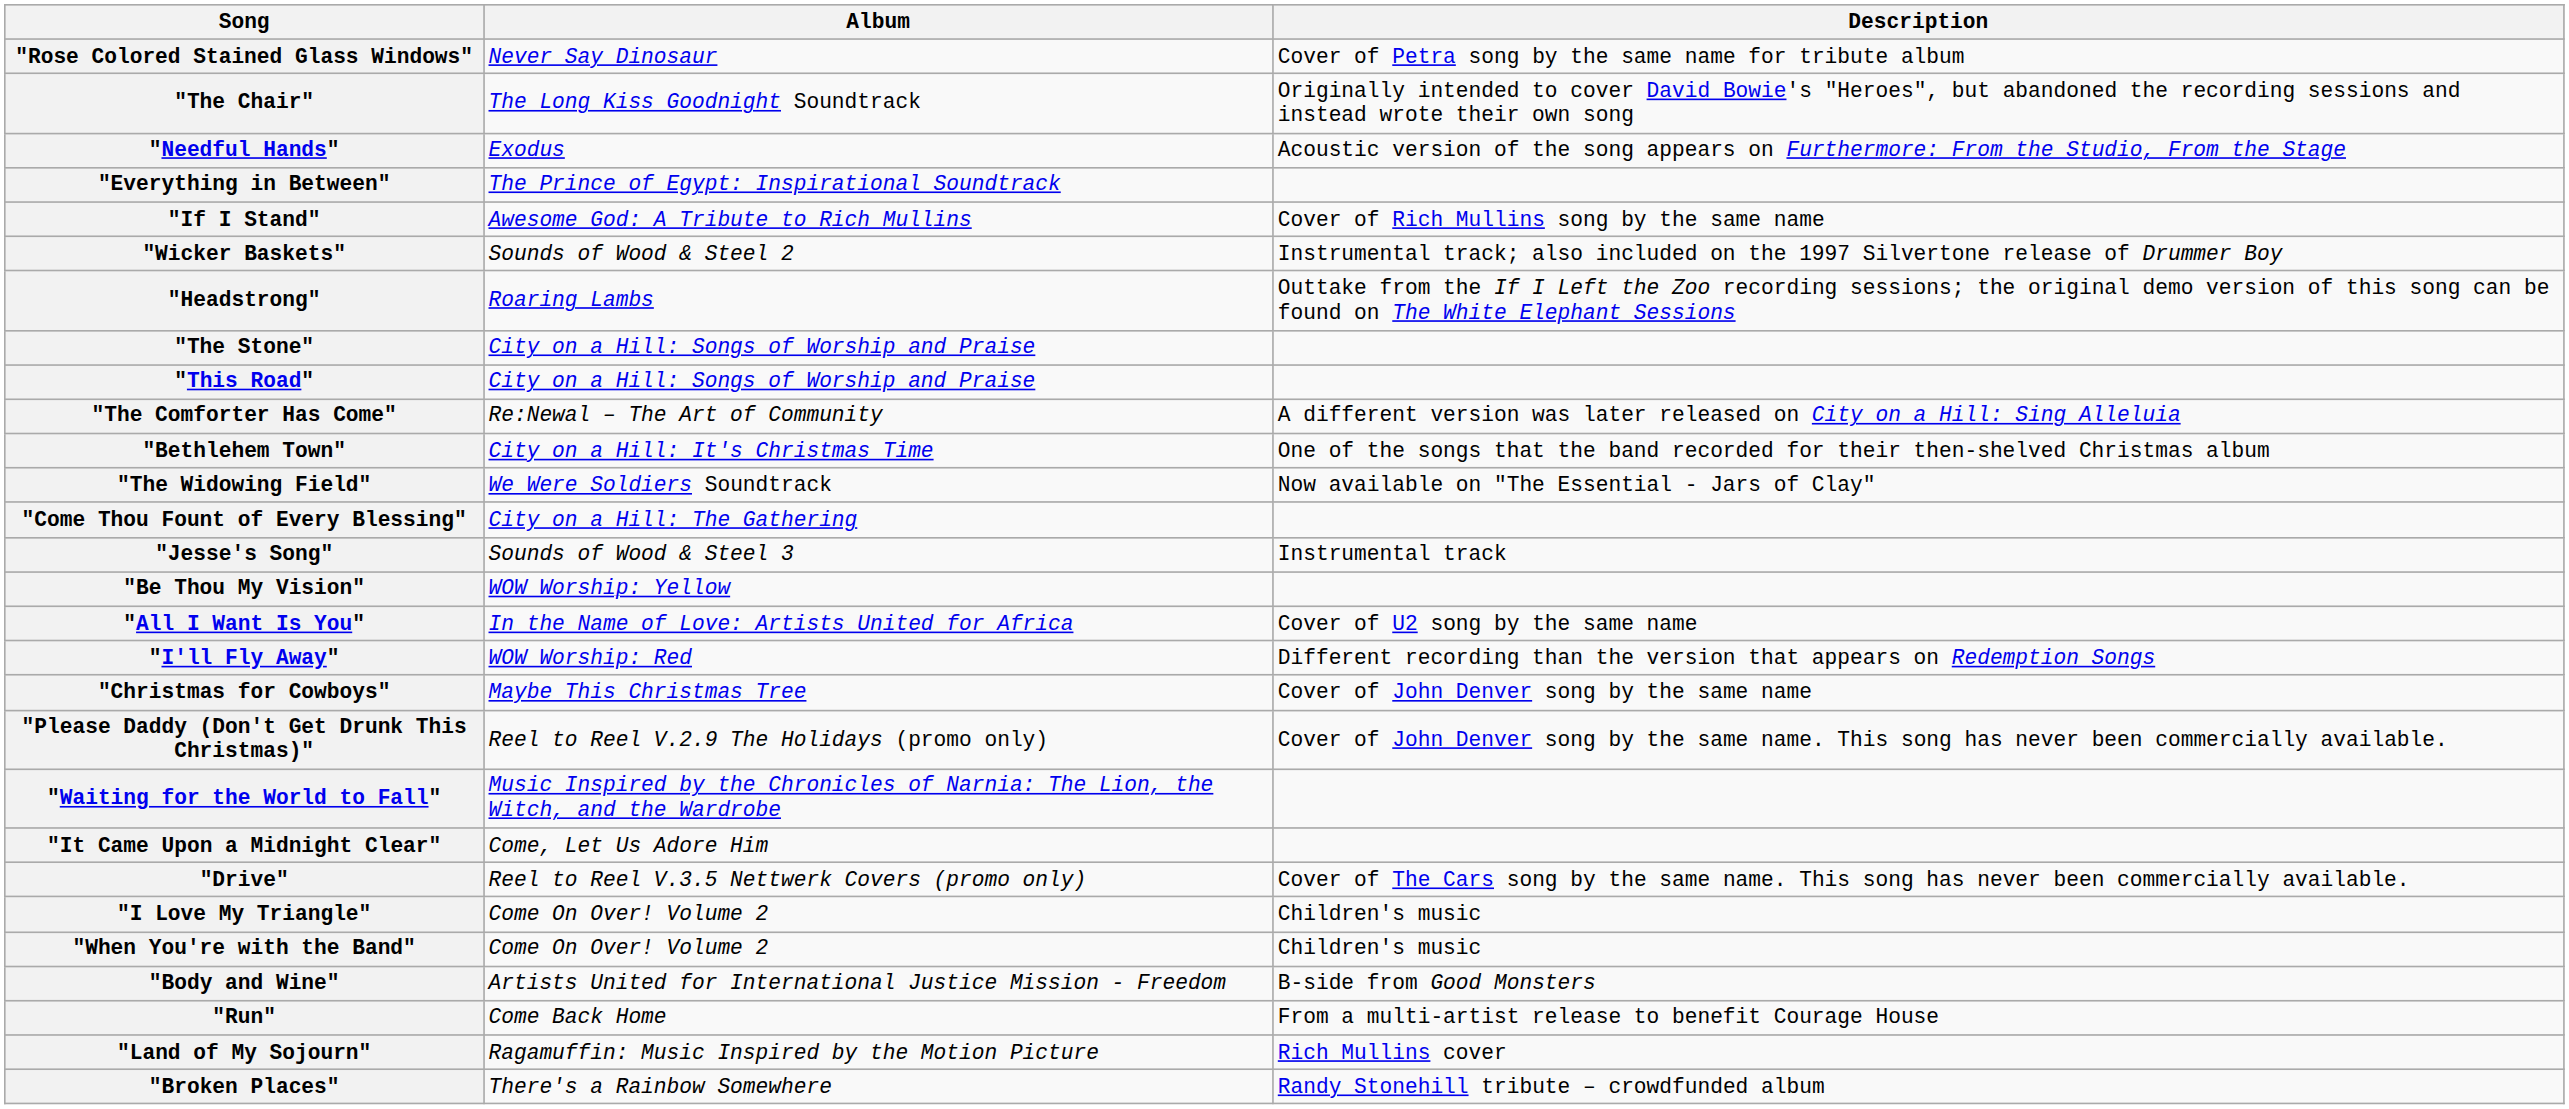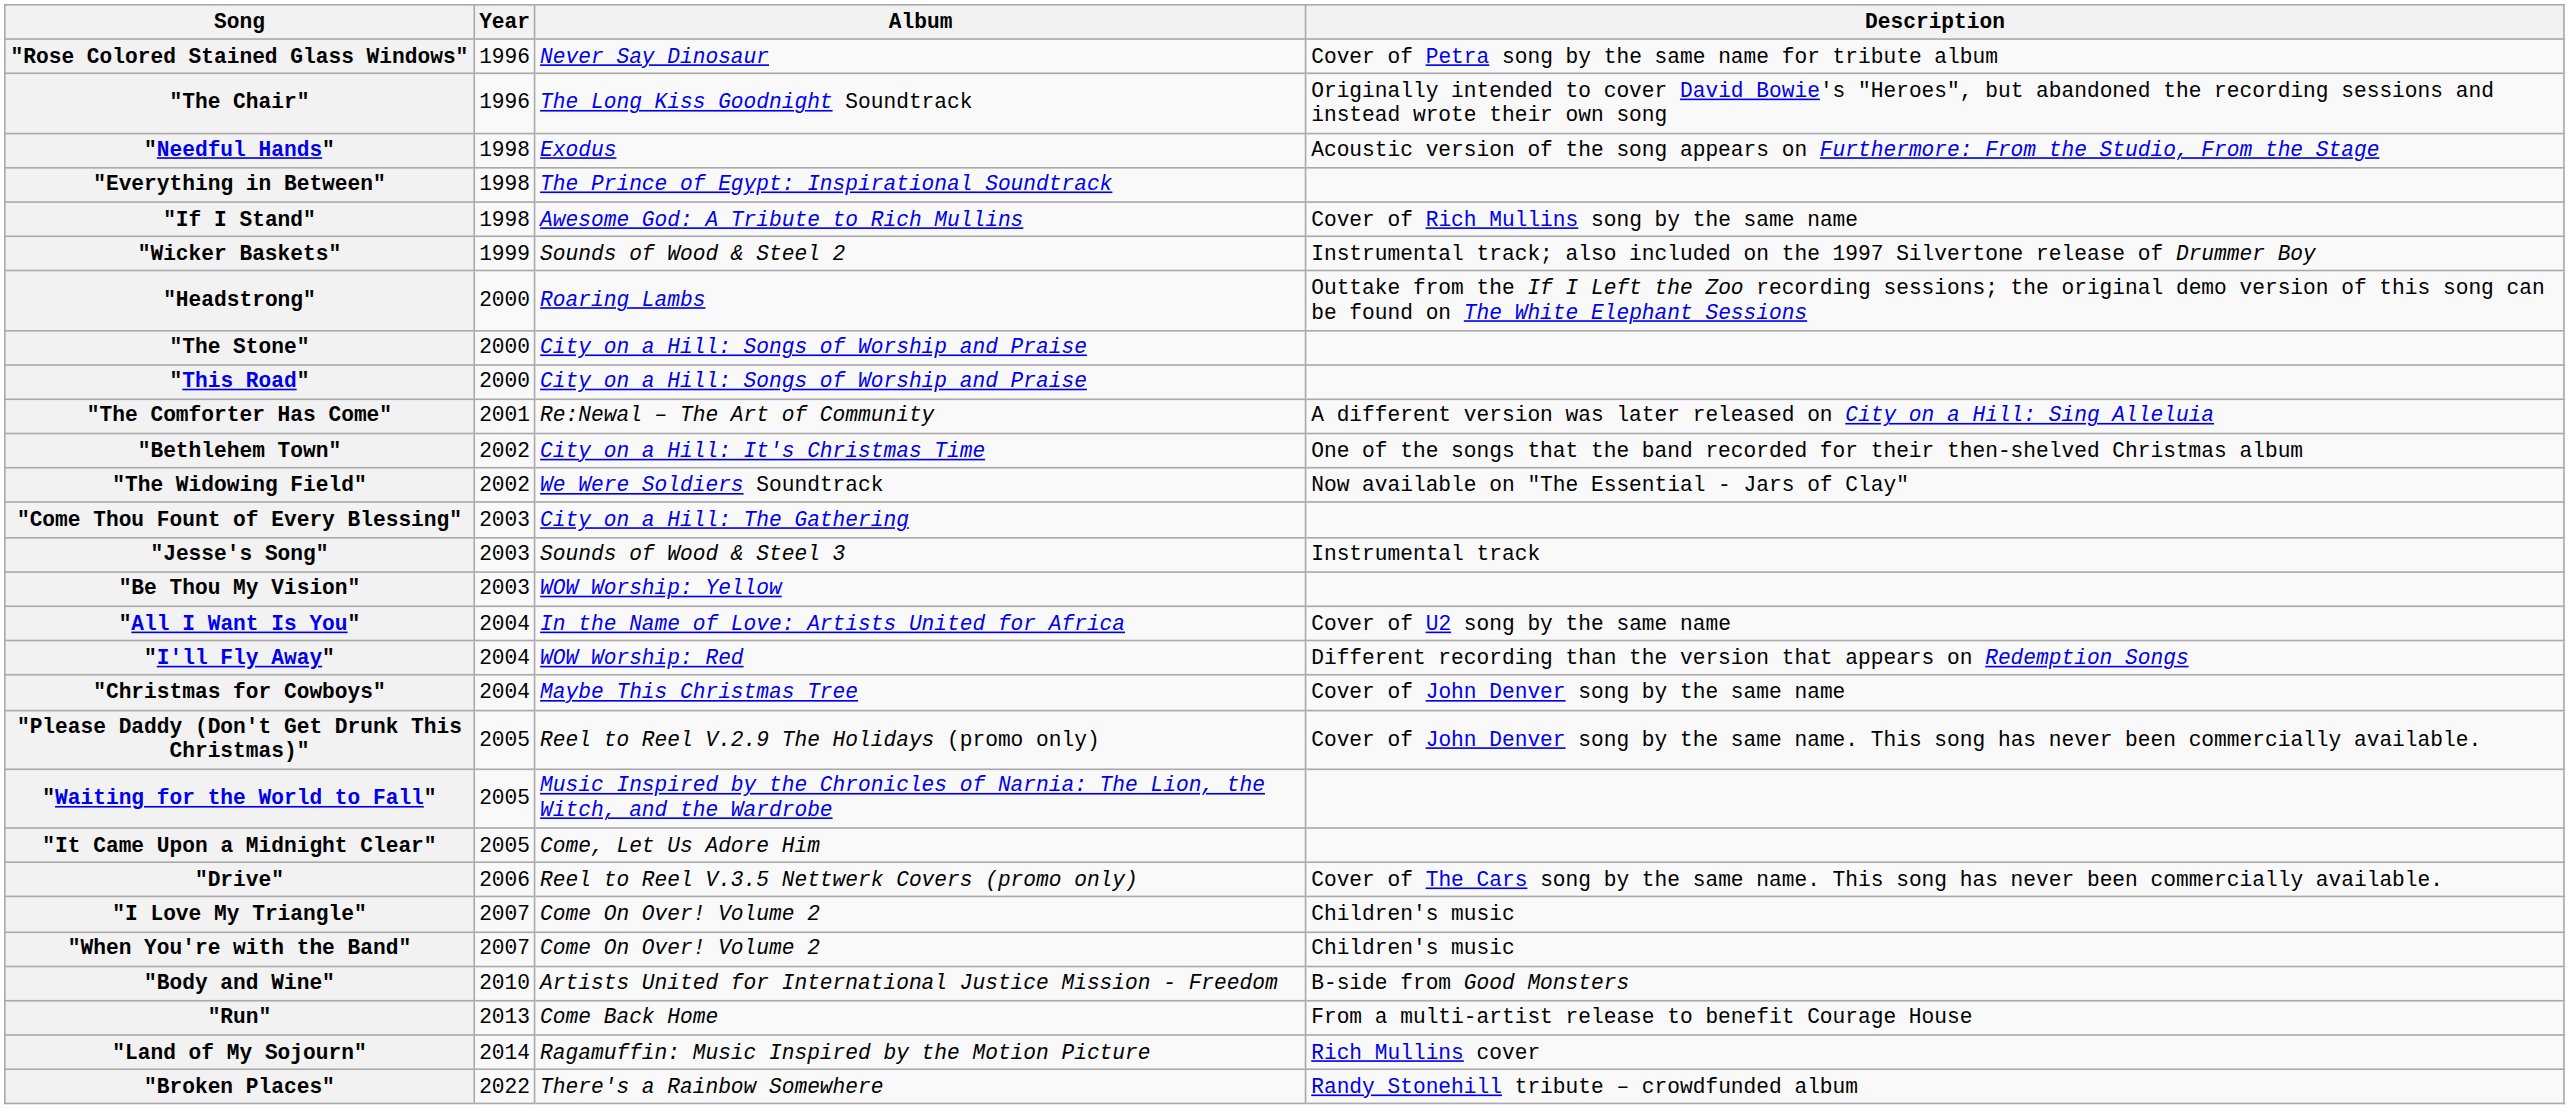+ column: (505, 22)
